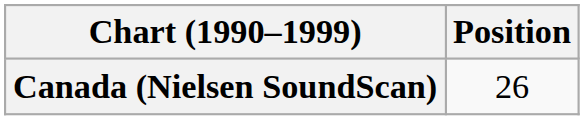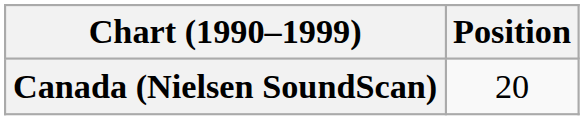(512, 85) 26 -> (512, 85) 20
